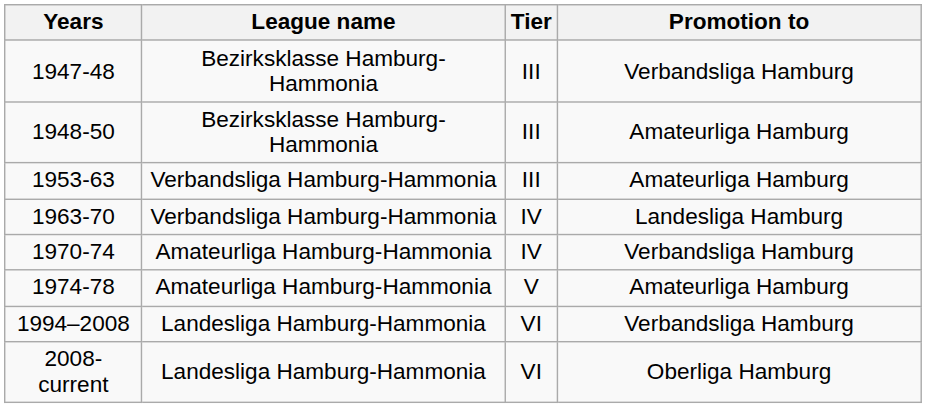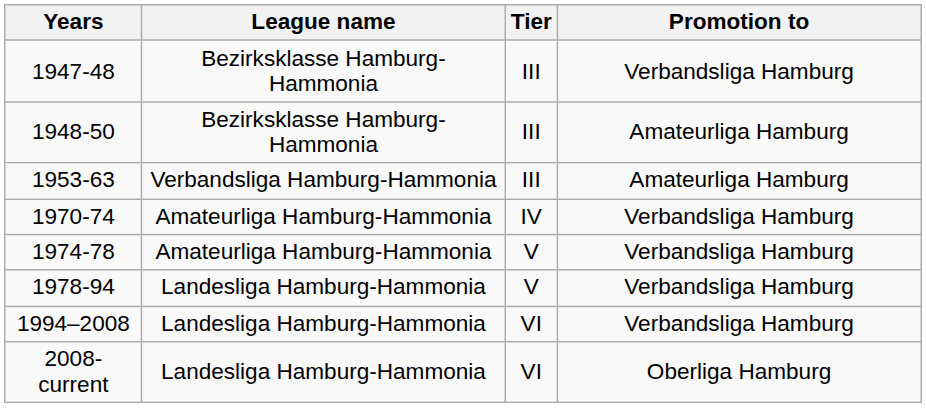- row: (73, 216)
(739, 287) Amateurliga Hamburg -> (739, 252) Verbandsliga Hamburg
+ row: (73, 287)
